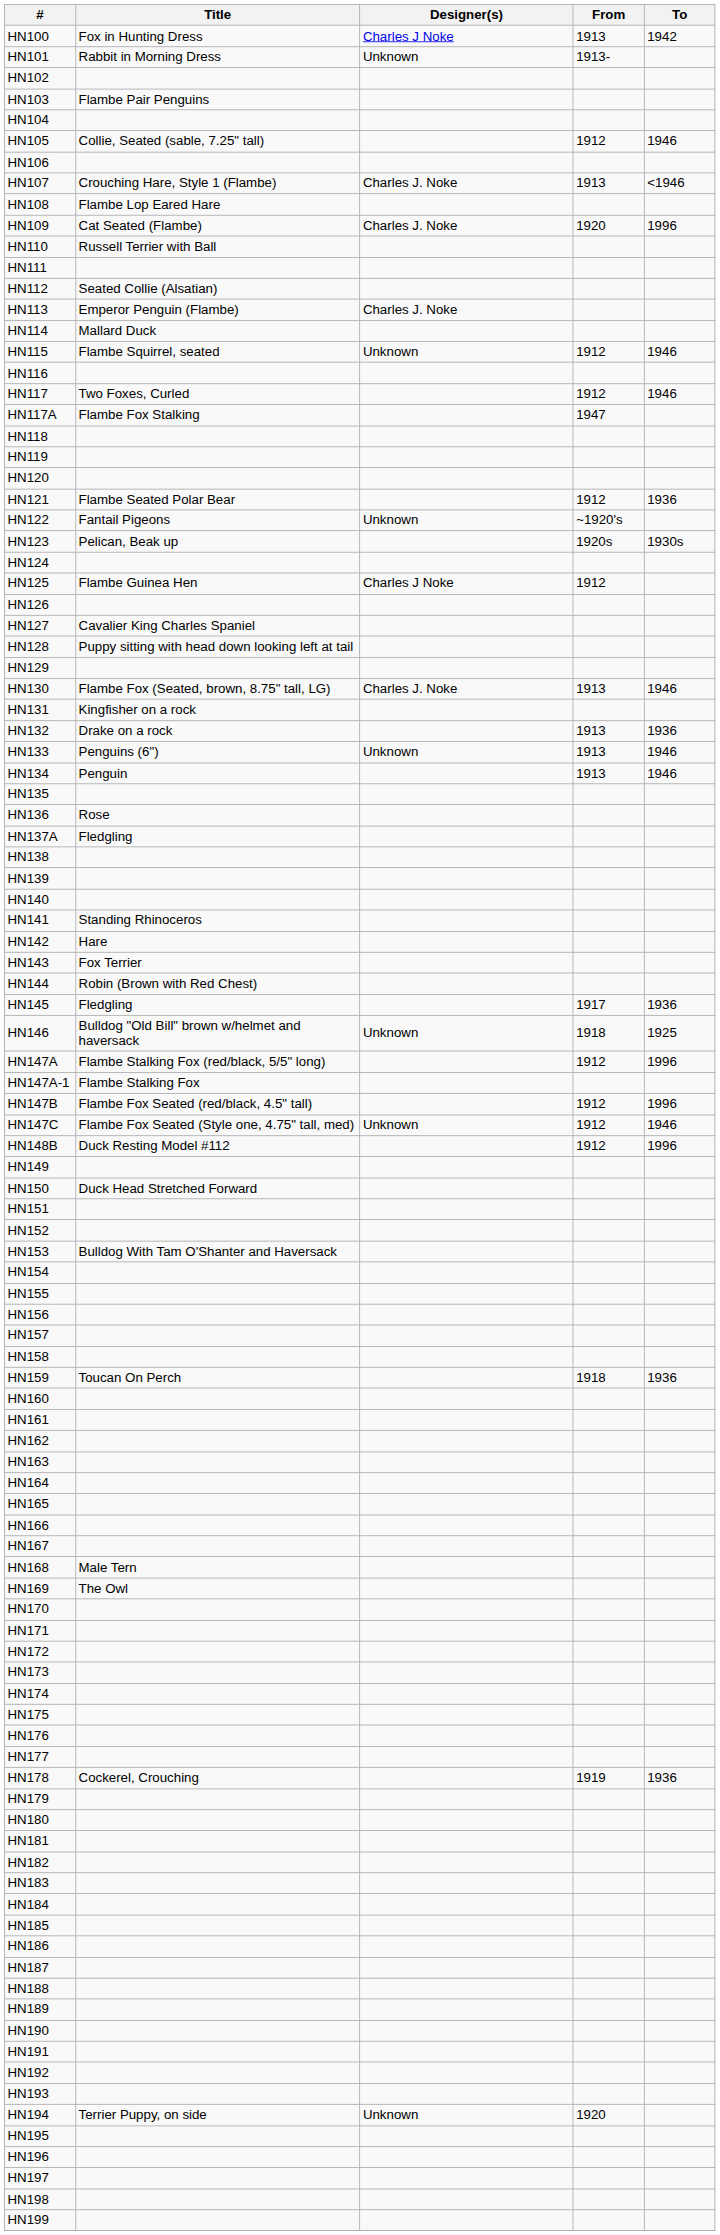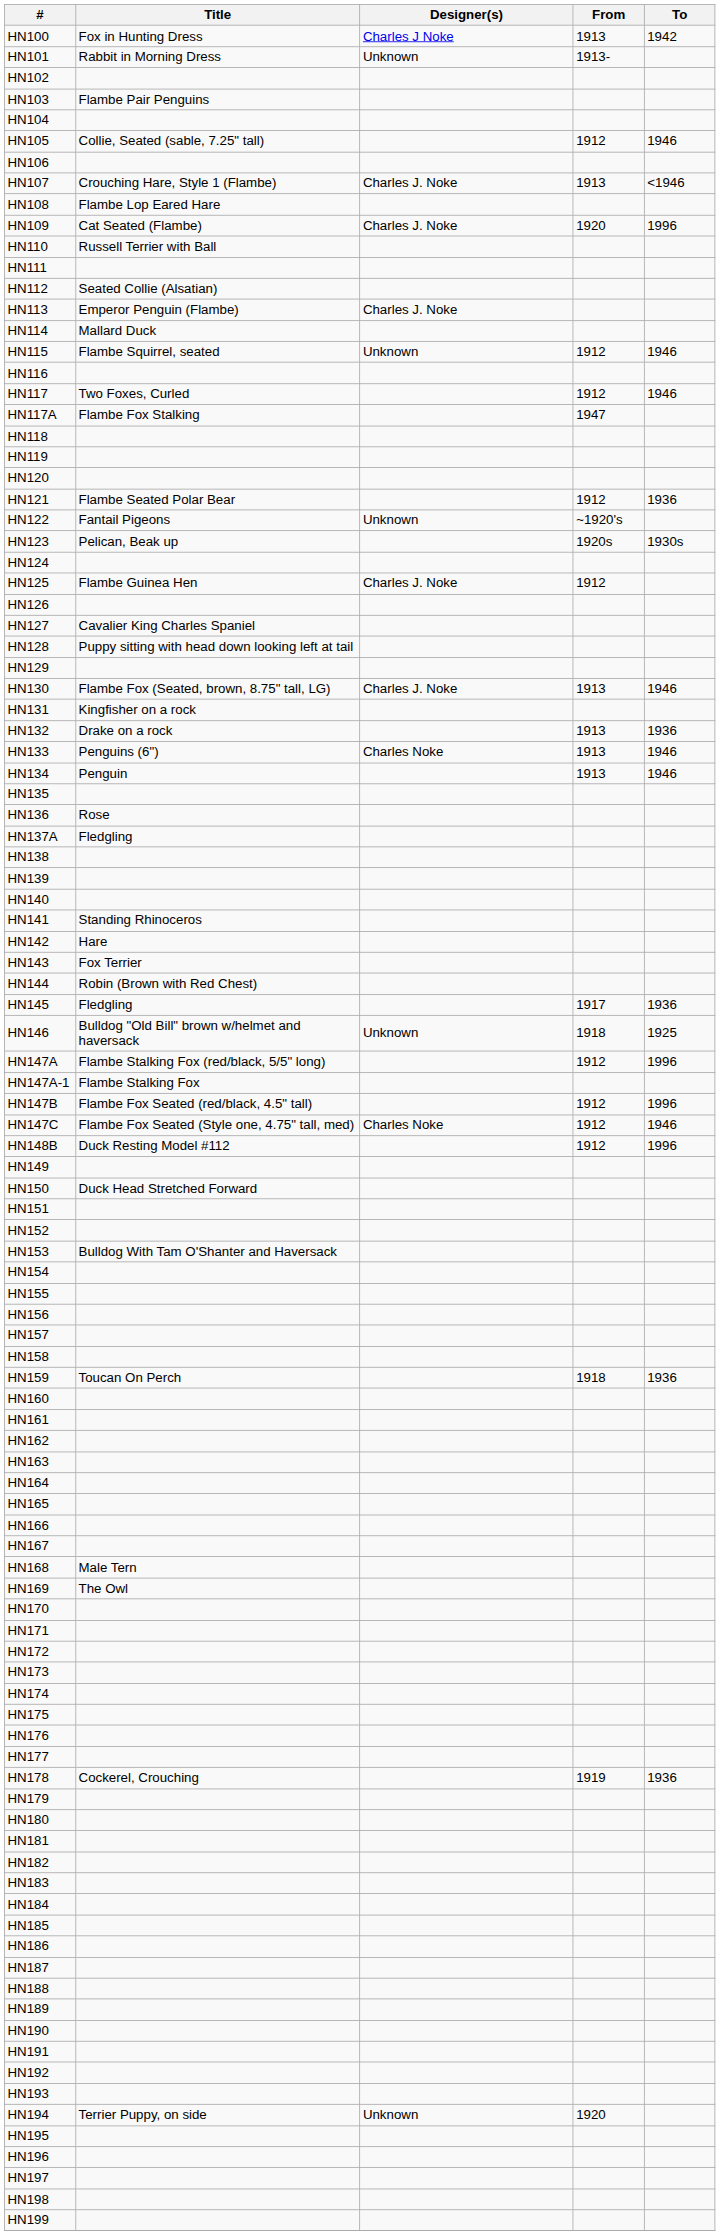(408, 583) Charles J Noke -> (410, 583) Charles J. Noke
(391, 752) Unknown -> (403, 752) Charles Noke
(391, 1125) Unknown -> (403, 1125) Charles Noke
